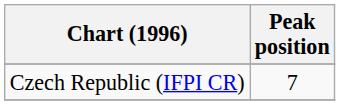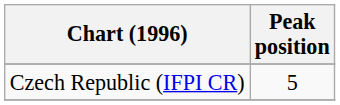(292, 81) 7 -> (292, 81) 5
